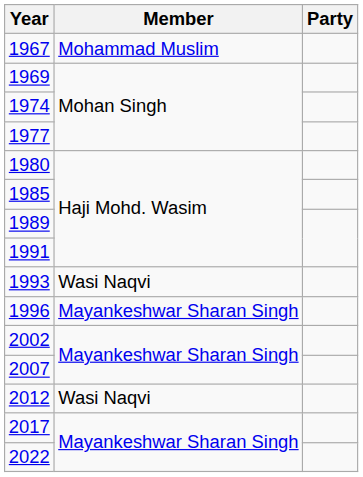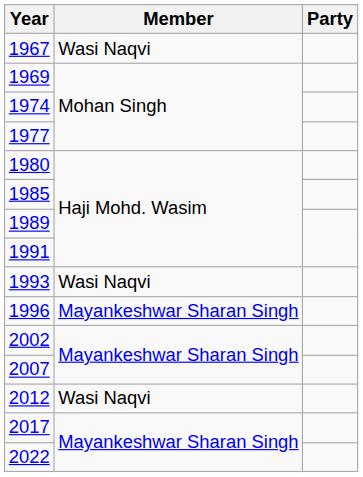(138, 48) Mohammad Muslim -> (104, 48) Wasi Naqvi
